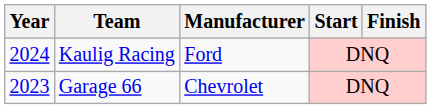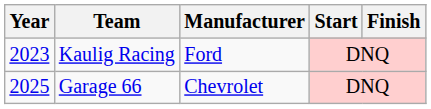(29, 54) 2024 -> (29, 54) 2023
(29, 87) 2023 -> (29, 87) 2025
